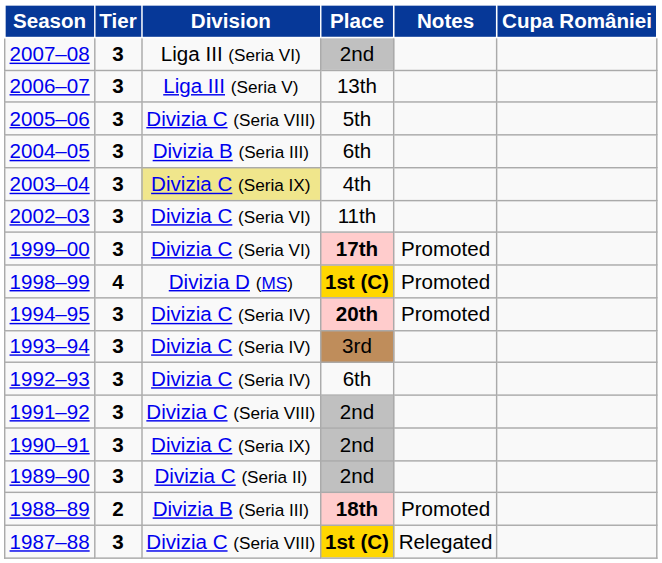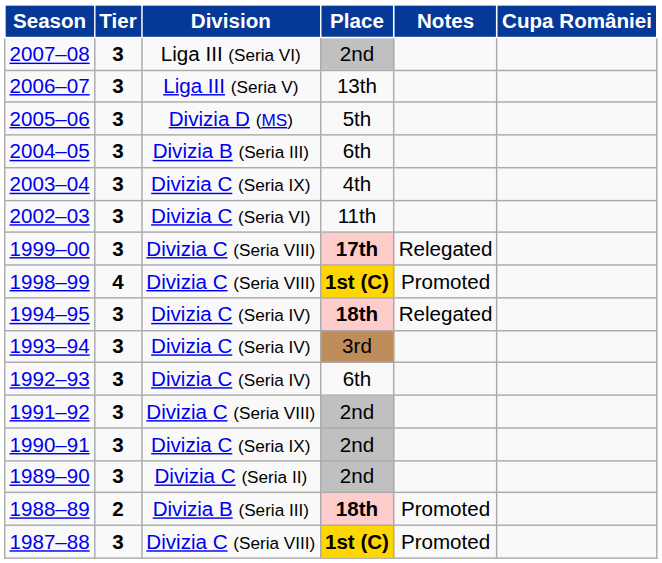(231, 119) Divizia C (Seria VIII) -> (231, 119) Divizia D (MS)
(231, 184) khaki background -> (231, 184) no background
(231, 249) Divizia C (Seria VI) -> (231, 249) Divizia C (Seria VIII)
(446, 249) Promoted -> (446, 249) Relegated
(231, 282) Divizia D (MS) -> (231, 282) Divizia C (Seria VIII)
(357, 314) 20th -> (357, 314) 18th
(446, 314) Promoted -> (446, 314) Relegated
(446, 542) Relegated -> (446, 542) Promoted
